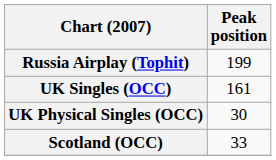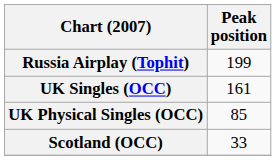(239, 115) 30 -> (239, 115) 85
